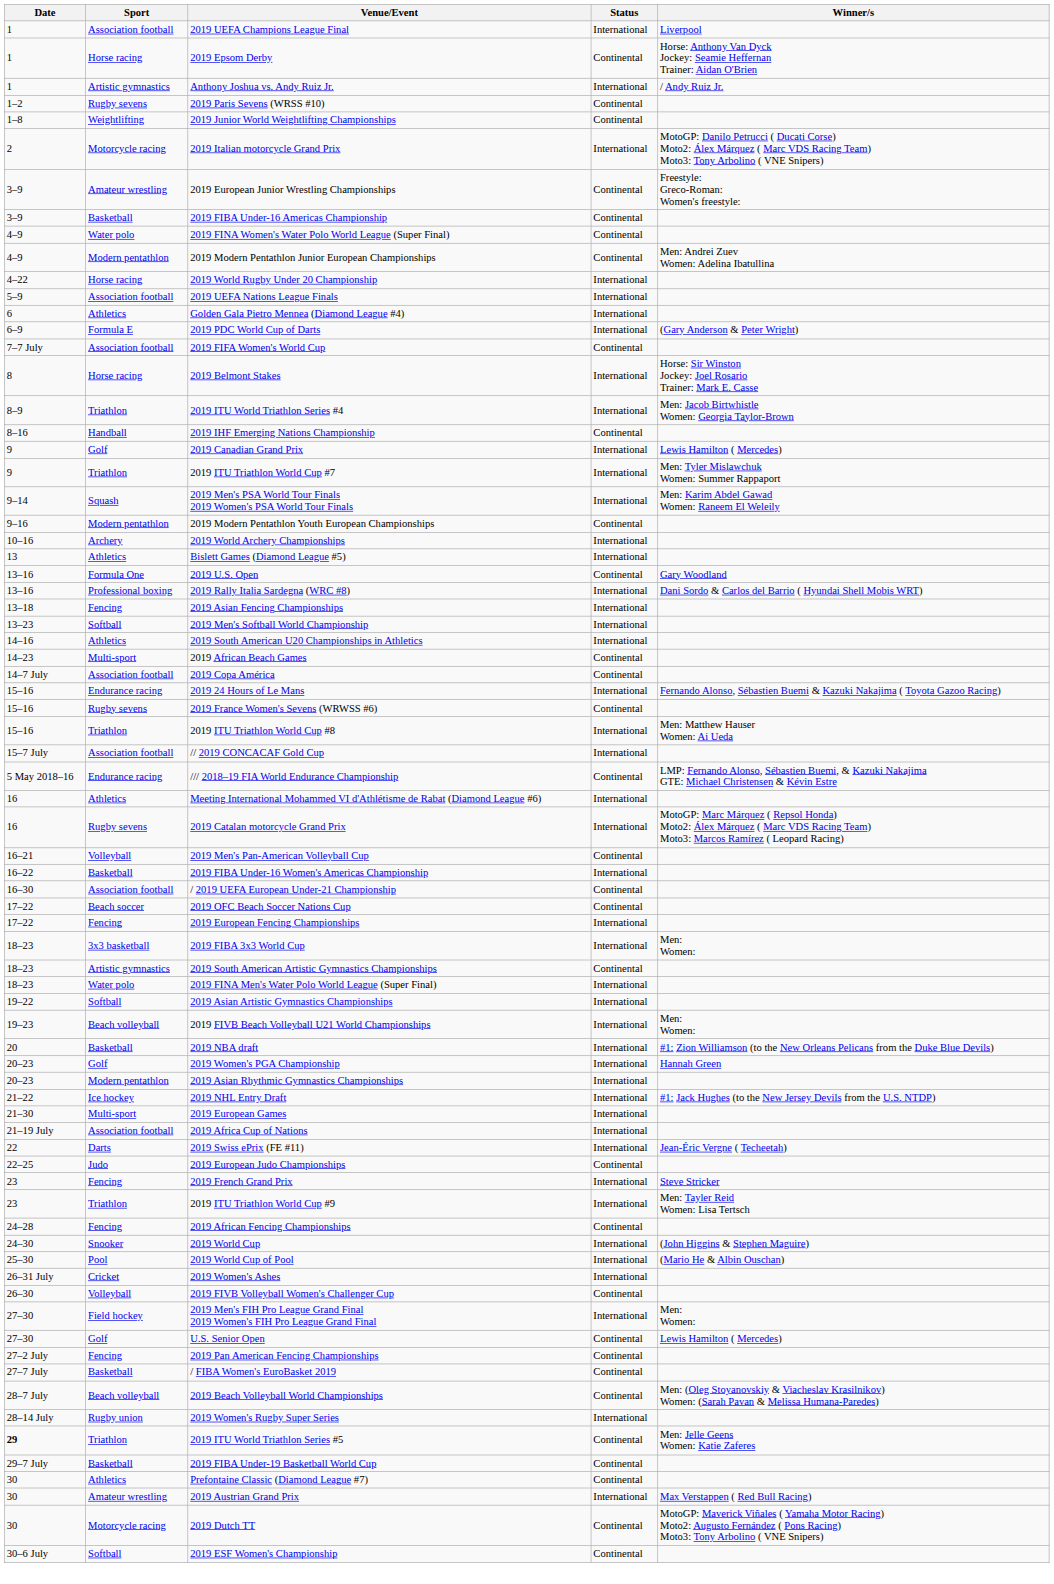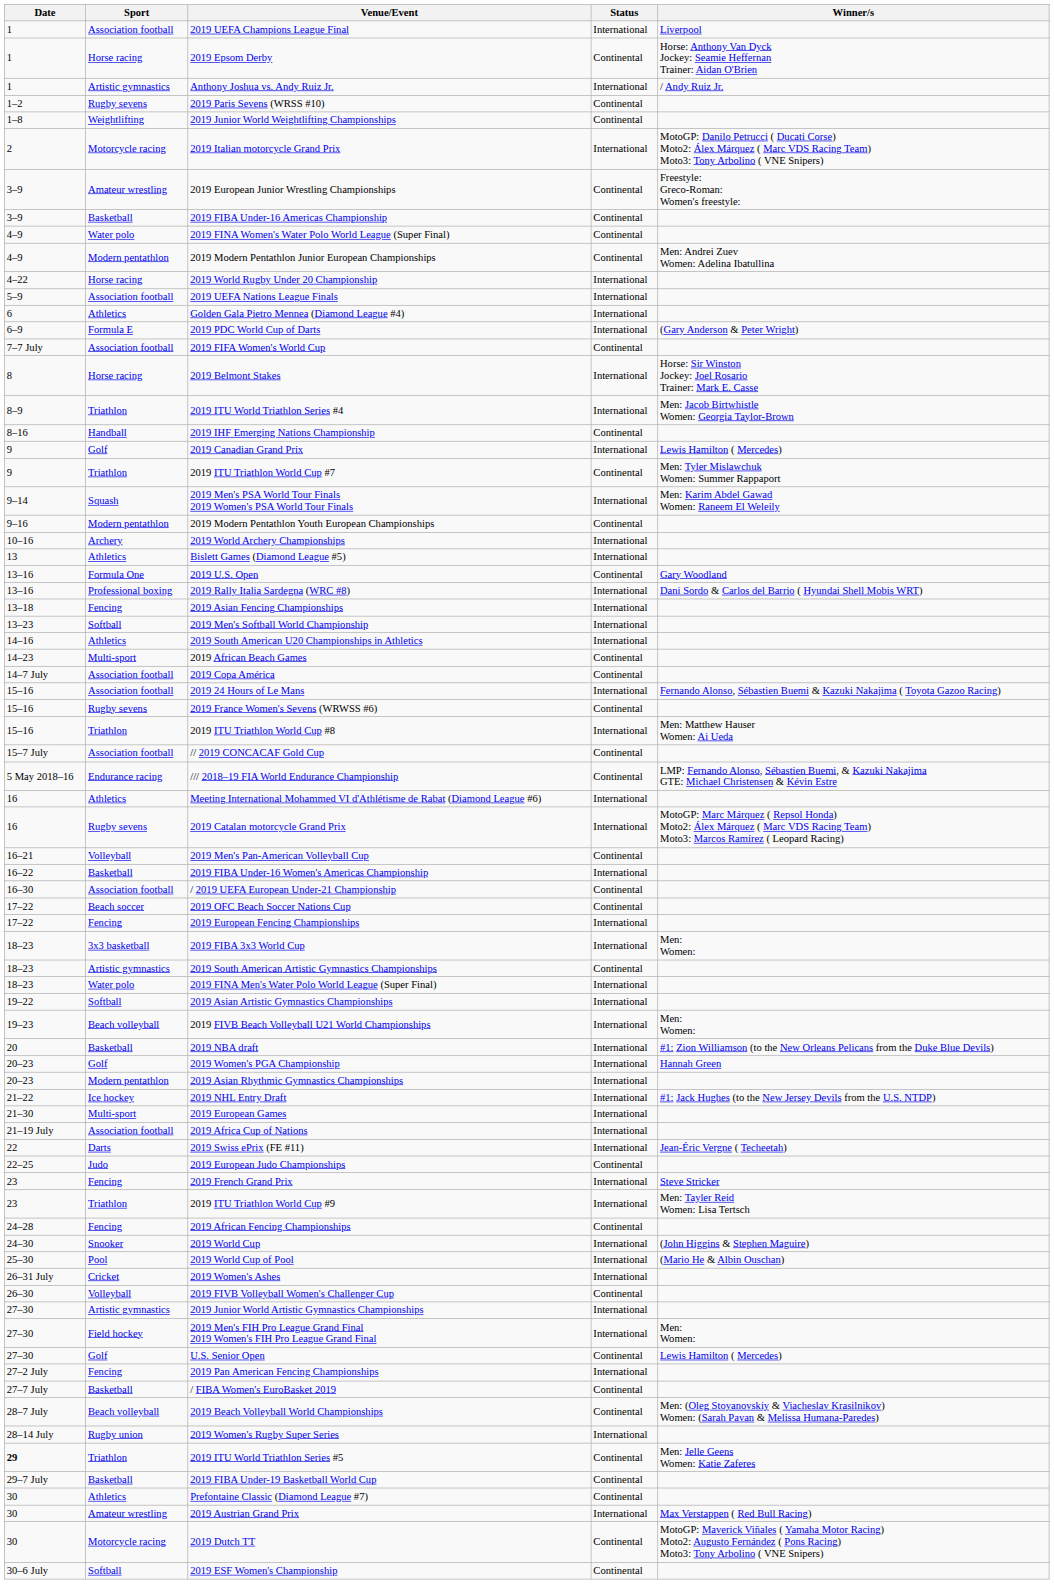(620, 472) International -> (618, 472) Continental
(125, 691) Endurance racing -> (131, 691) Association football
(620, 753) International -> (618, 753) Continental
+ row: (307, 1310)
(618, 1355) Continental -> (620, 1372) International
